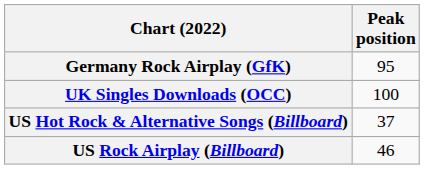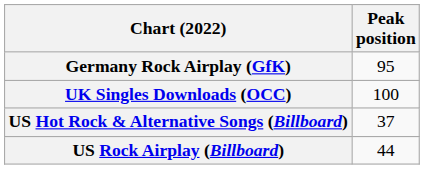(386, 149) 46 -> (386, 149) 44
